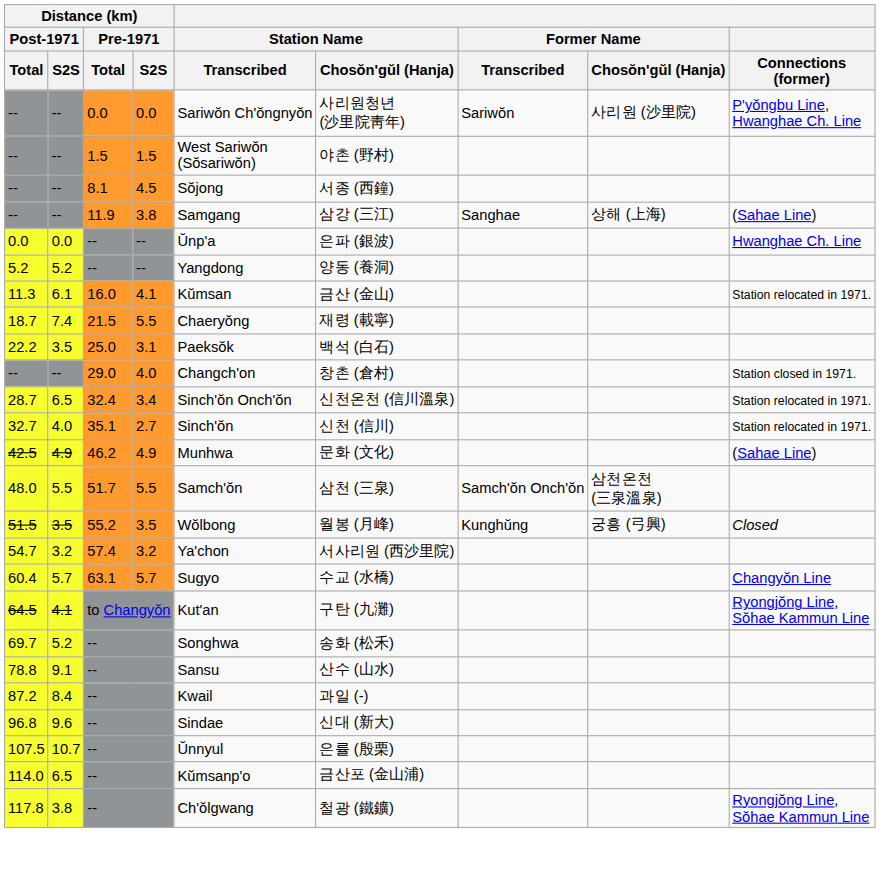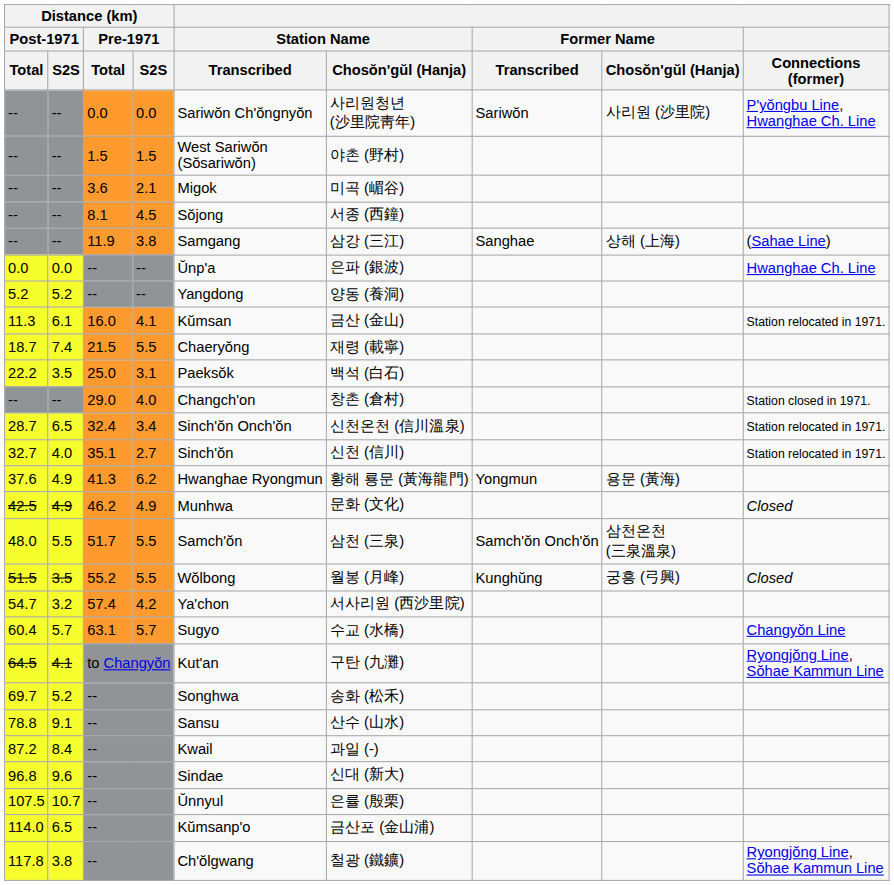+ row: (13, 188)
+ row: (22, 478)
(774, 452) (Sahae Line) -> (769, 505) Closed
(146, 524) 3.5 -> (146, 577) 5.5
(146, 551) 3.2 -> (146, 604) 4.2
